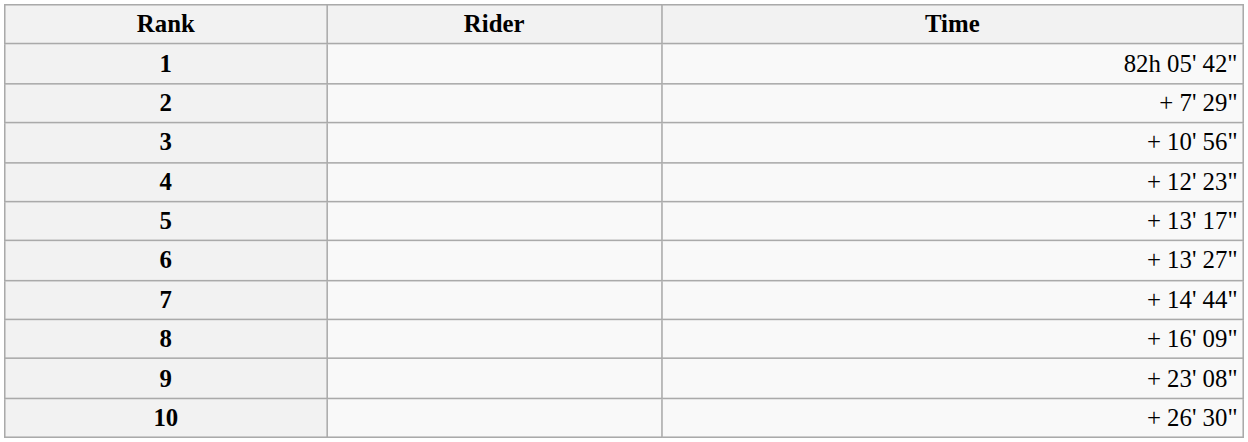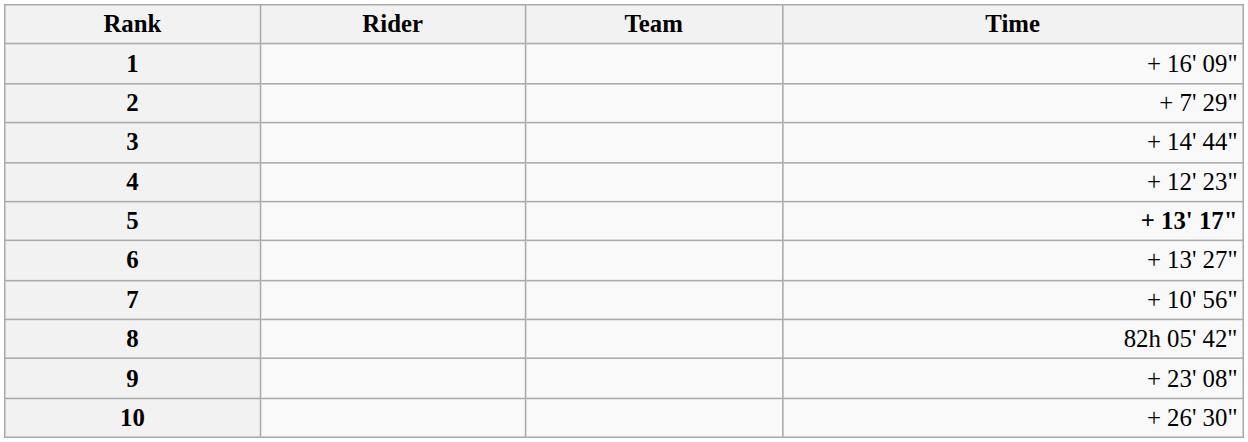+ column: (654, 24)
(1181, 63) 82h 05' 42" -> (1192, 63) + 16' 09"
(1192, 142) + 10' 56" -> (1192, 142) + 14' 44"
(1192, 220) normal -> (1189, 220) bold
(1192, 299) + 14' 44" -> (1192, 299) + 10' 56"
(1192, 338) + 16' 09" -> (1181, 338) 82h 05' 42"
